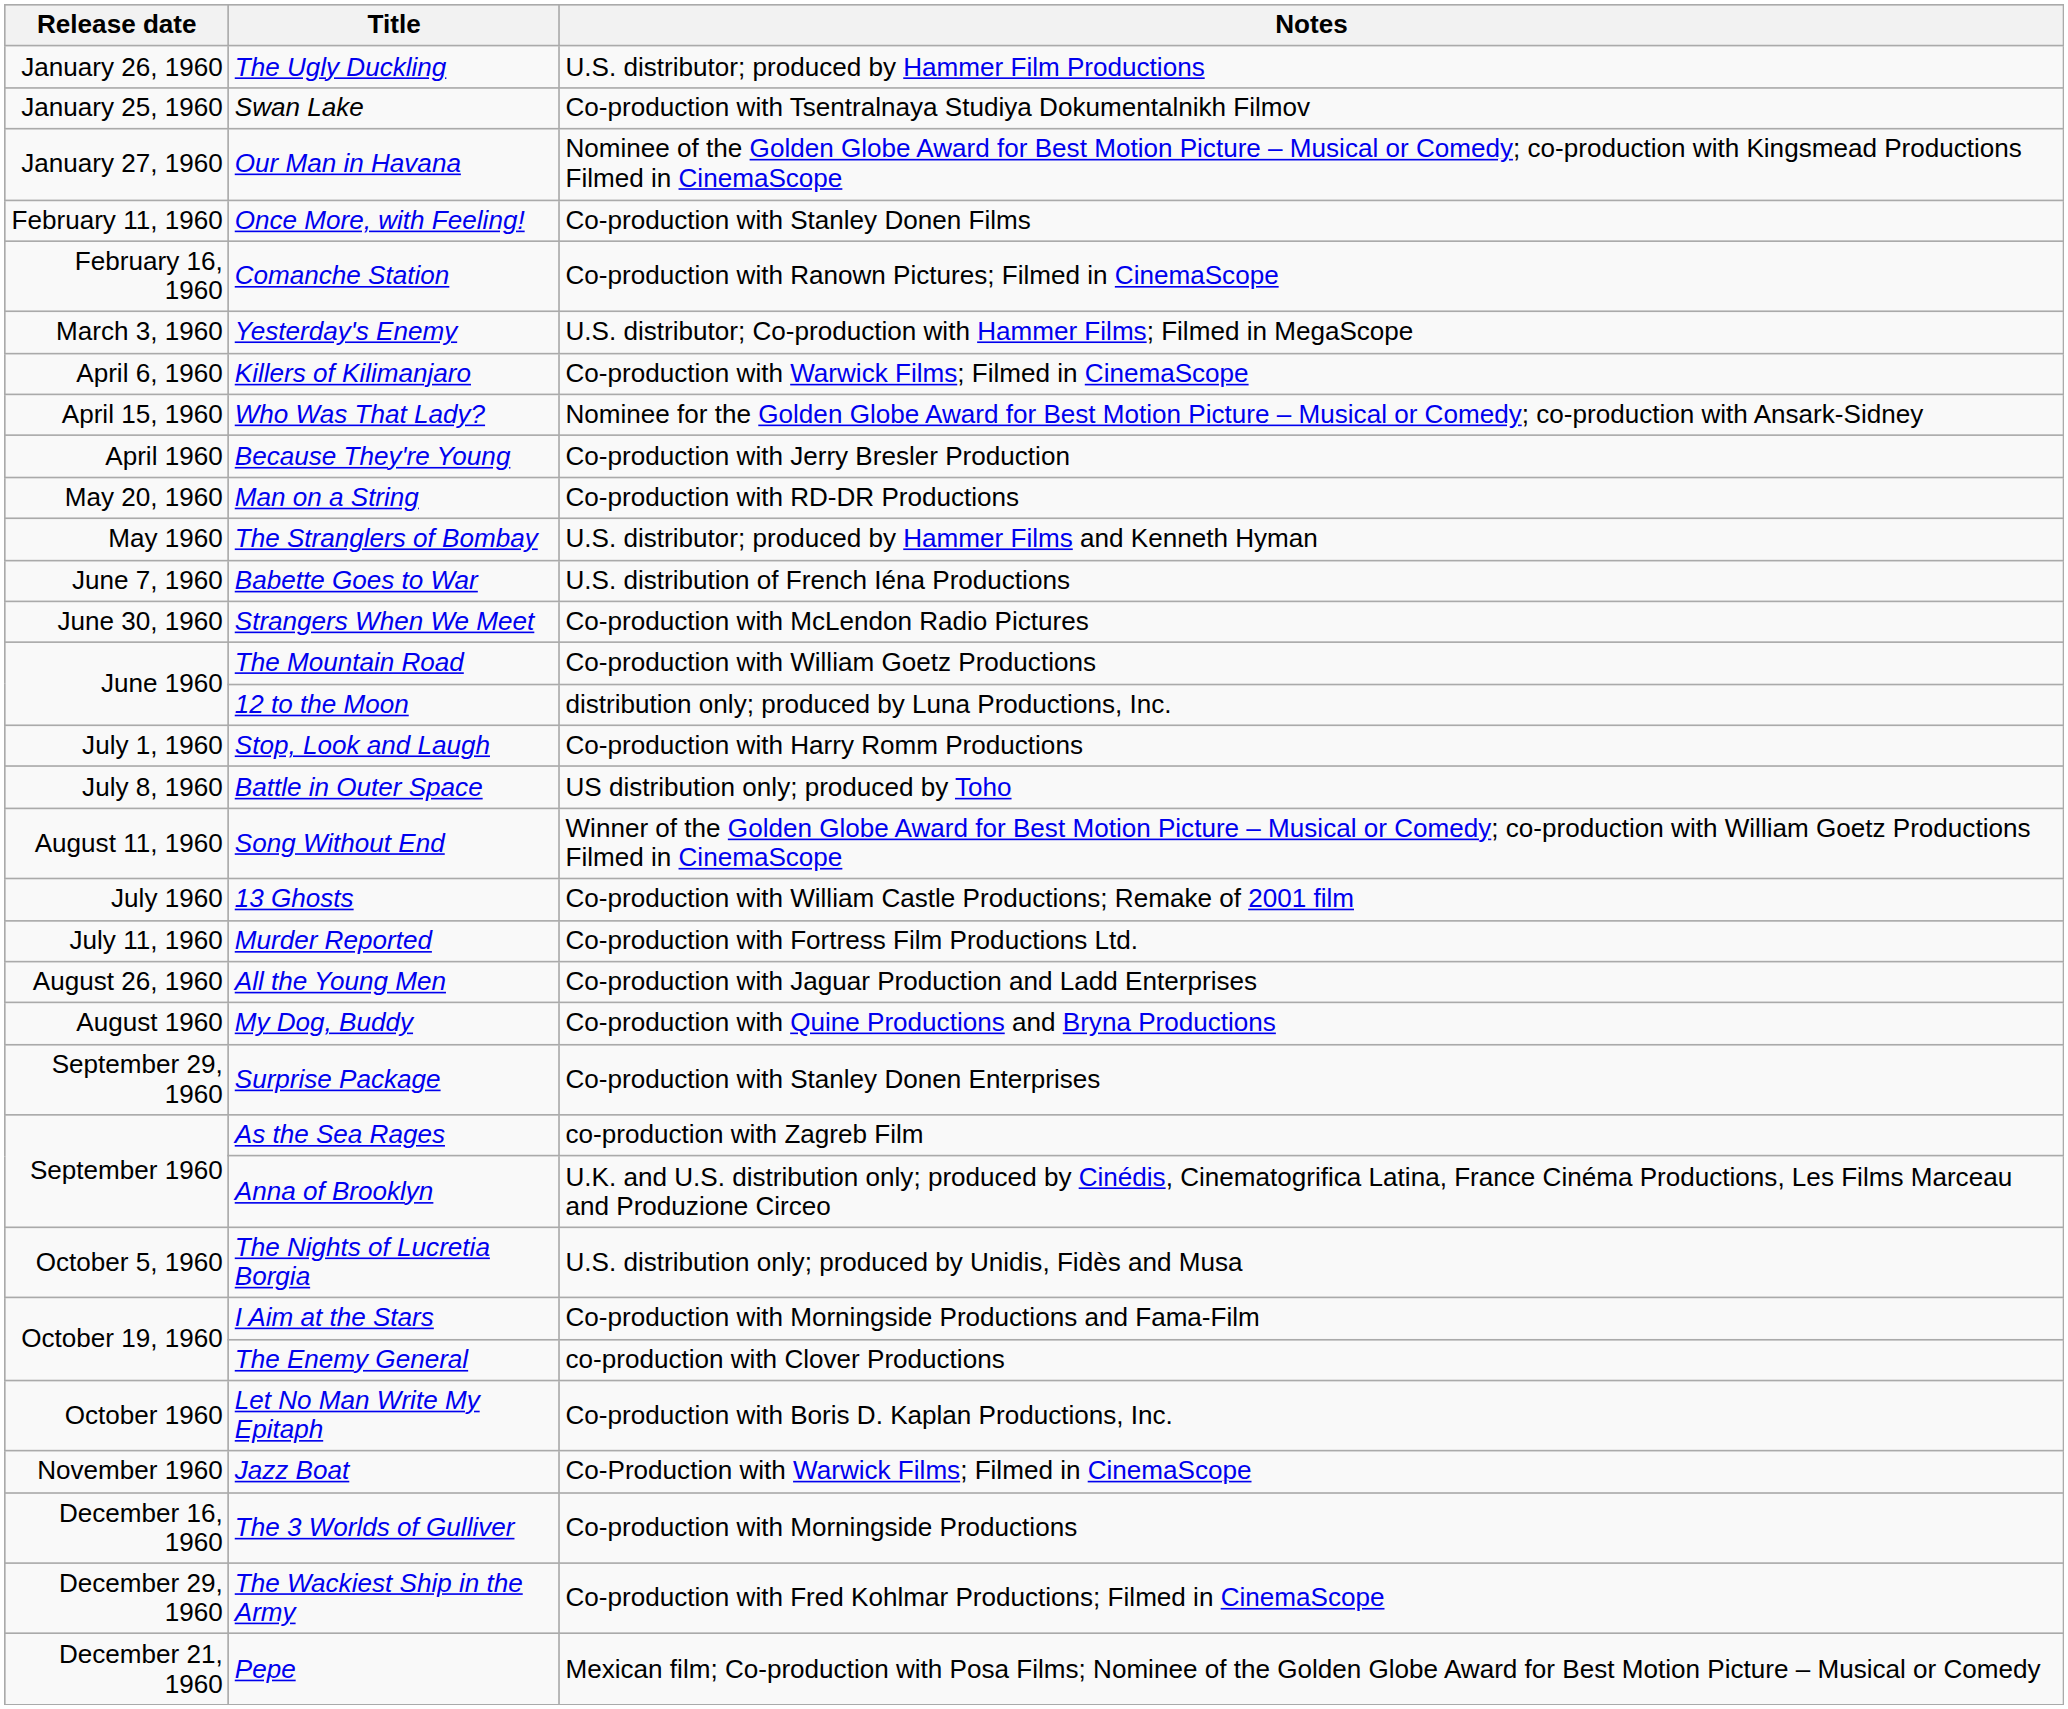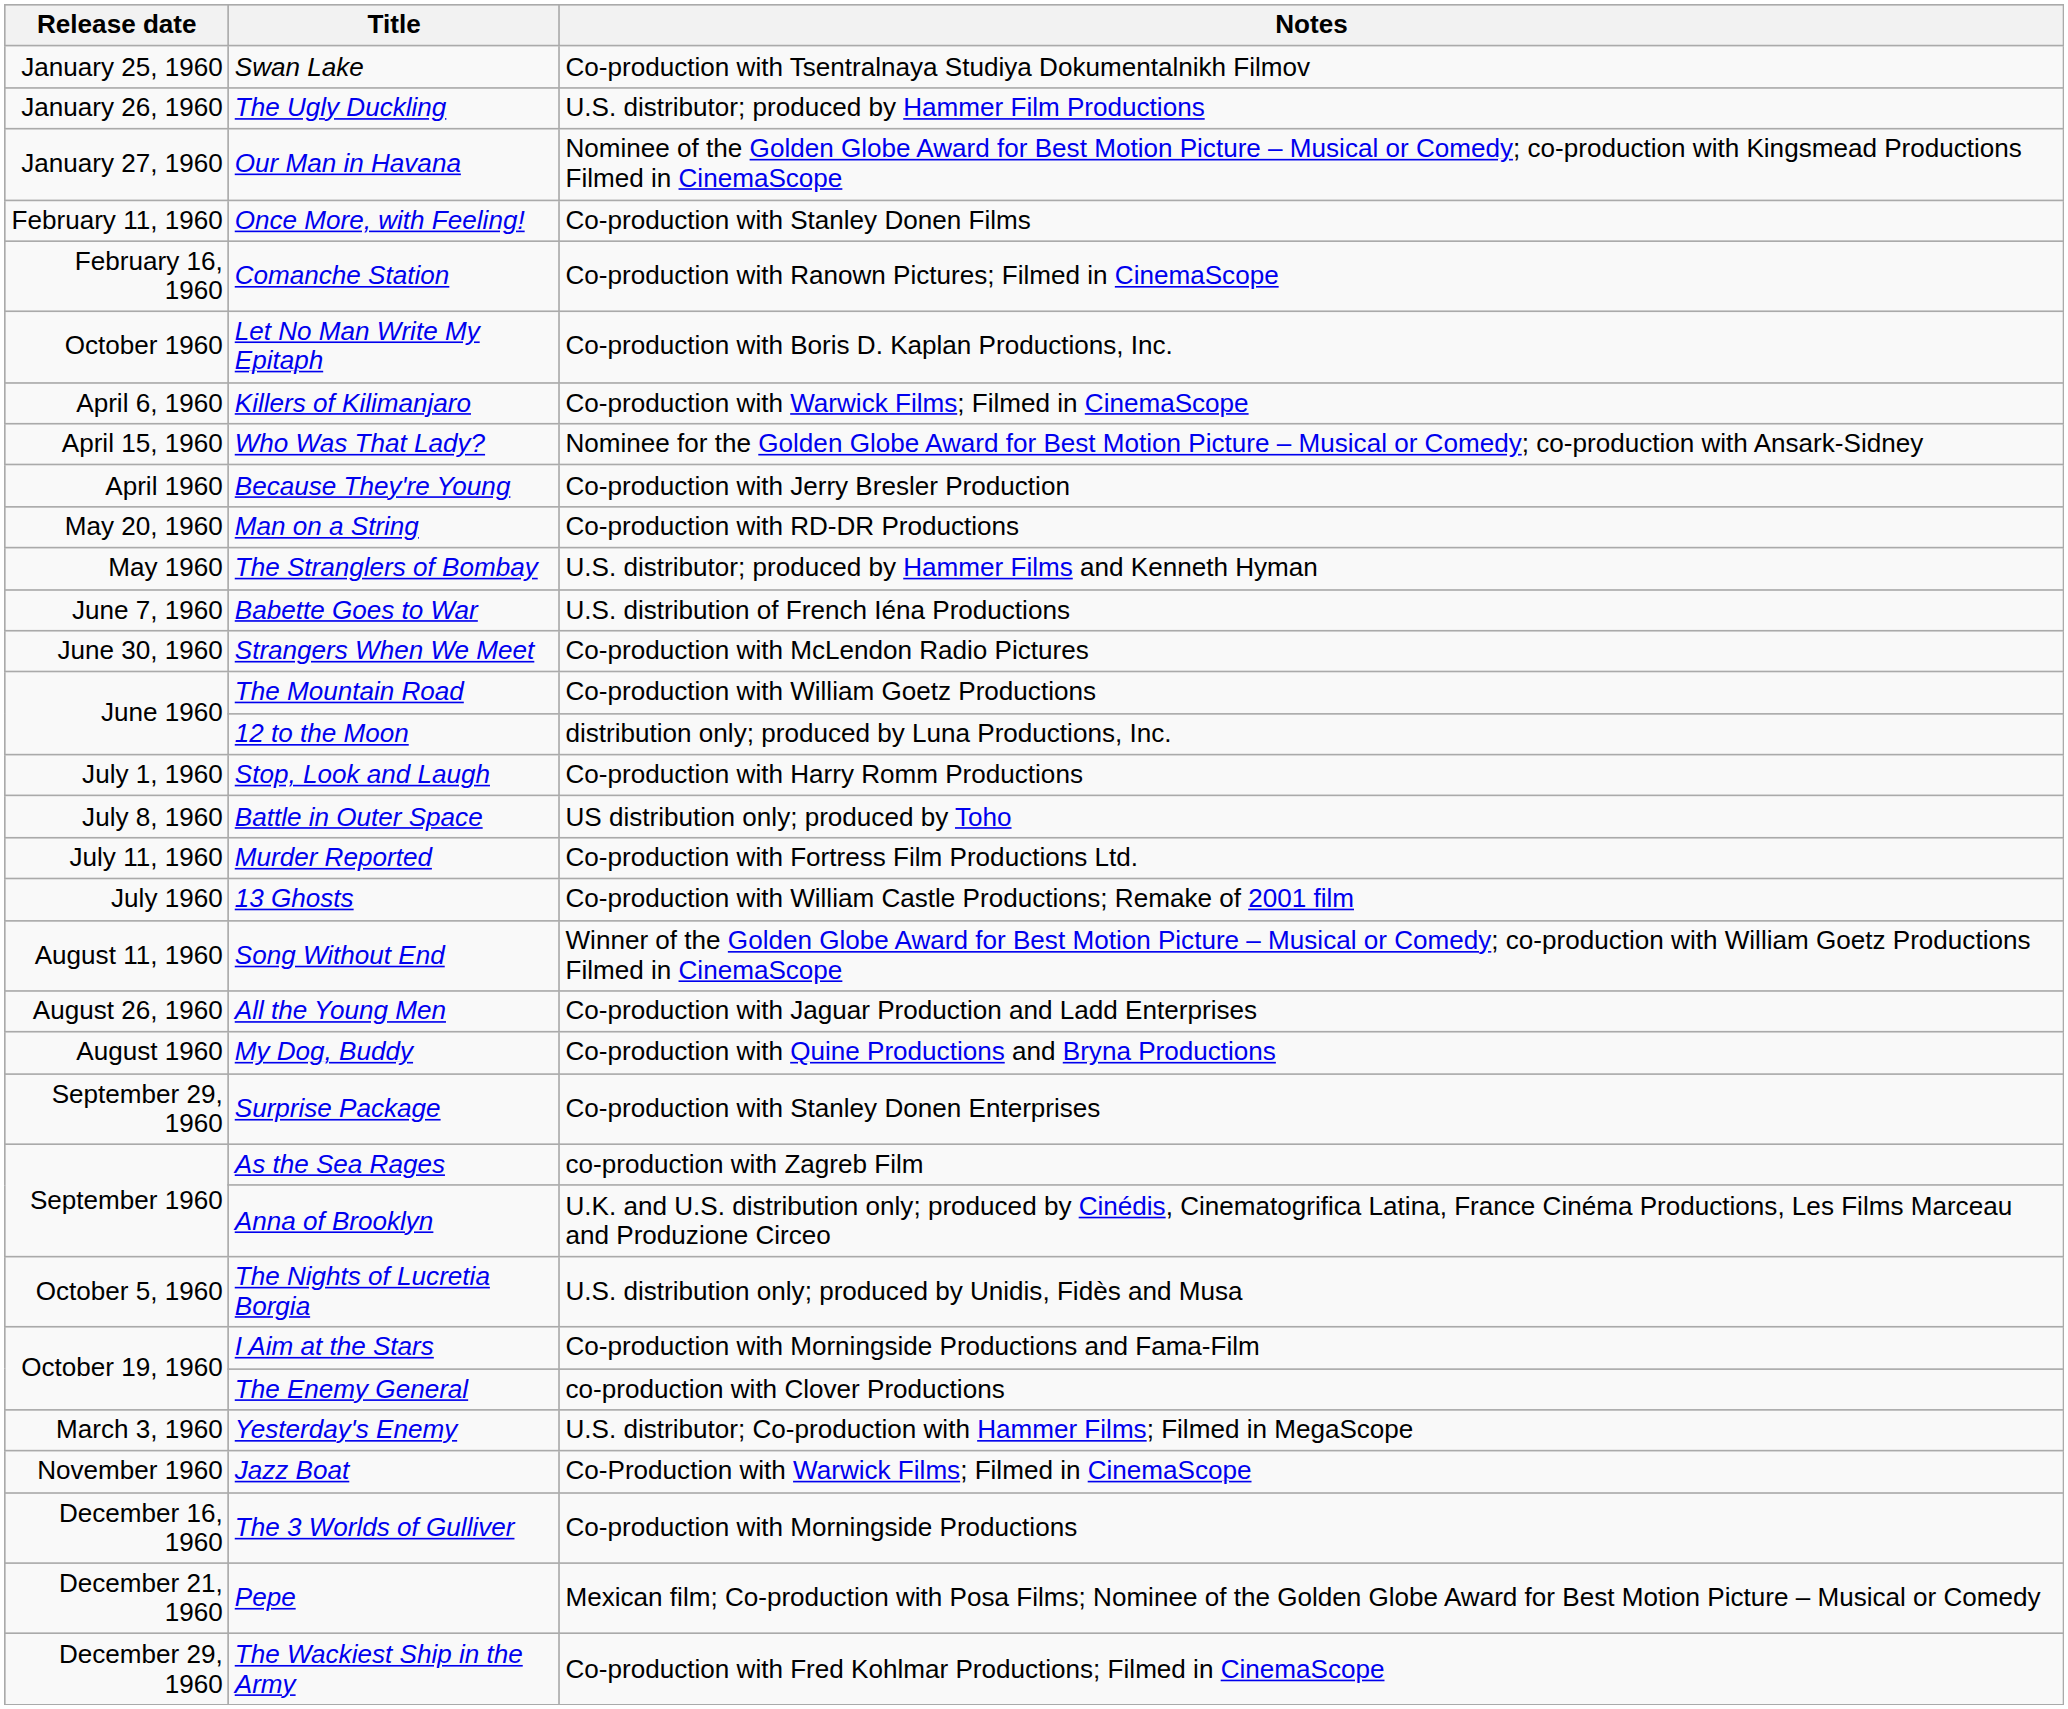rows swapped: (299, 107) <-> (341, 66)
rows swapped: (346, 332) <-> (357, 1415)
rows swapped: (333, 940) <-> (340, 843)
rows swapped: (265, 1668) <-> (379, 1598)
